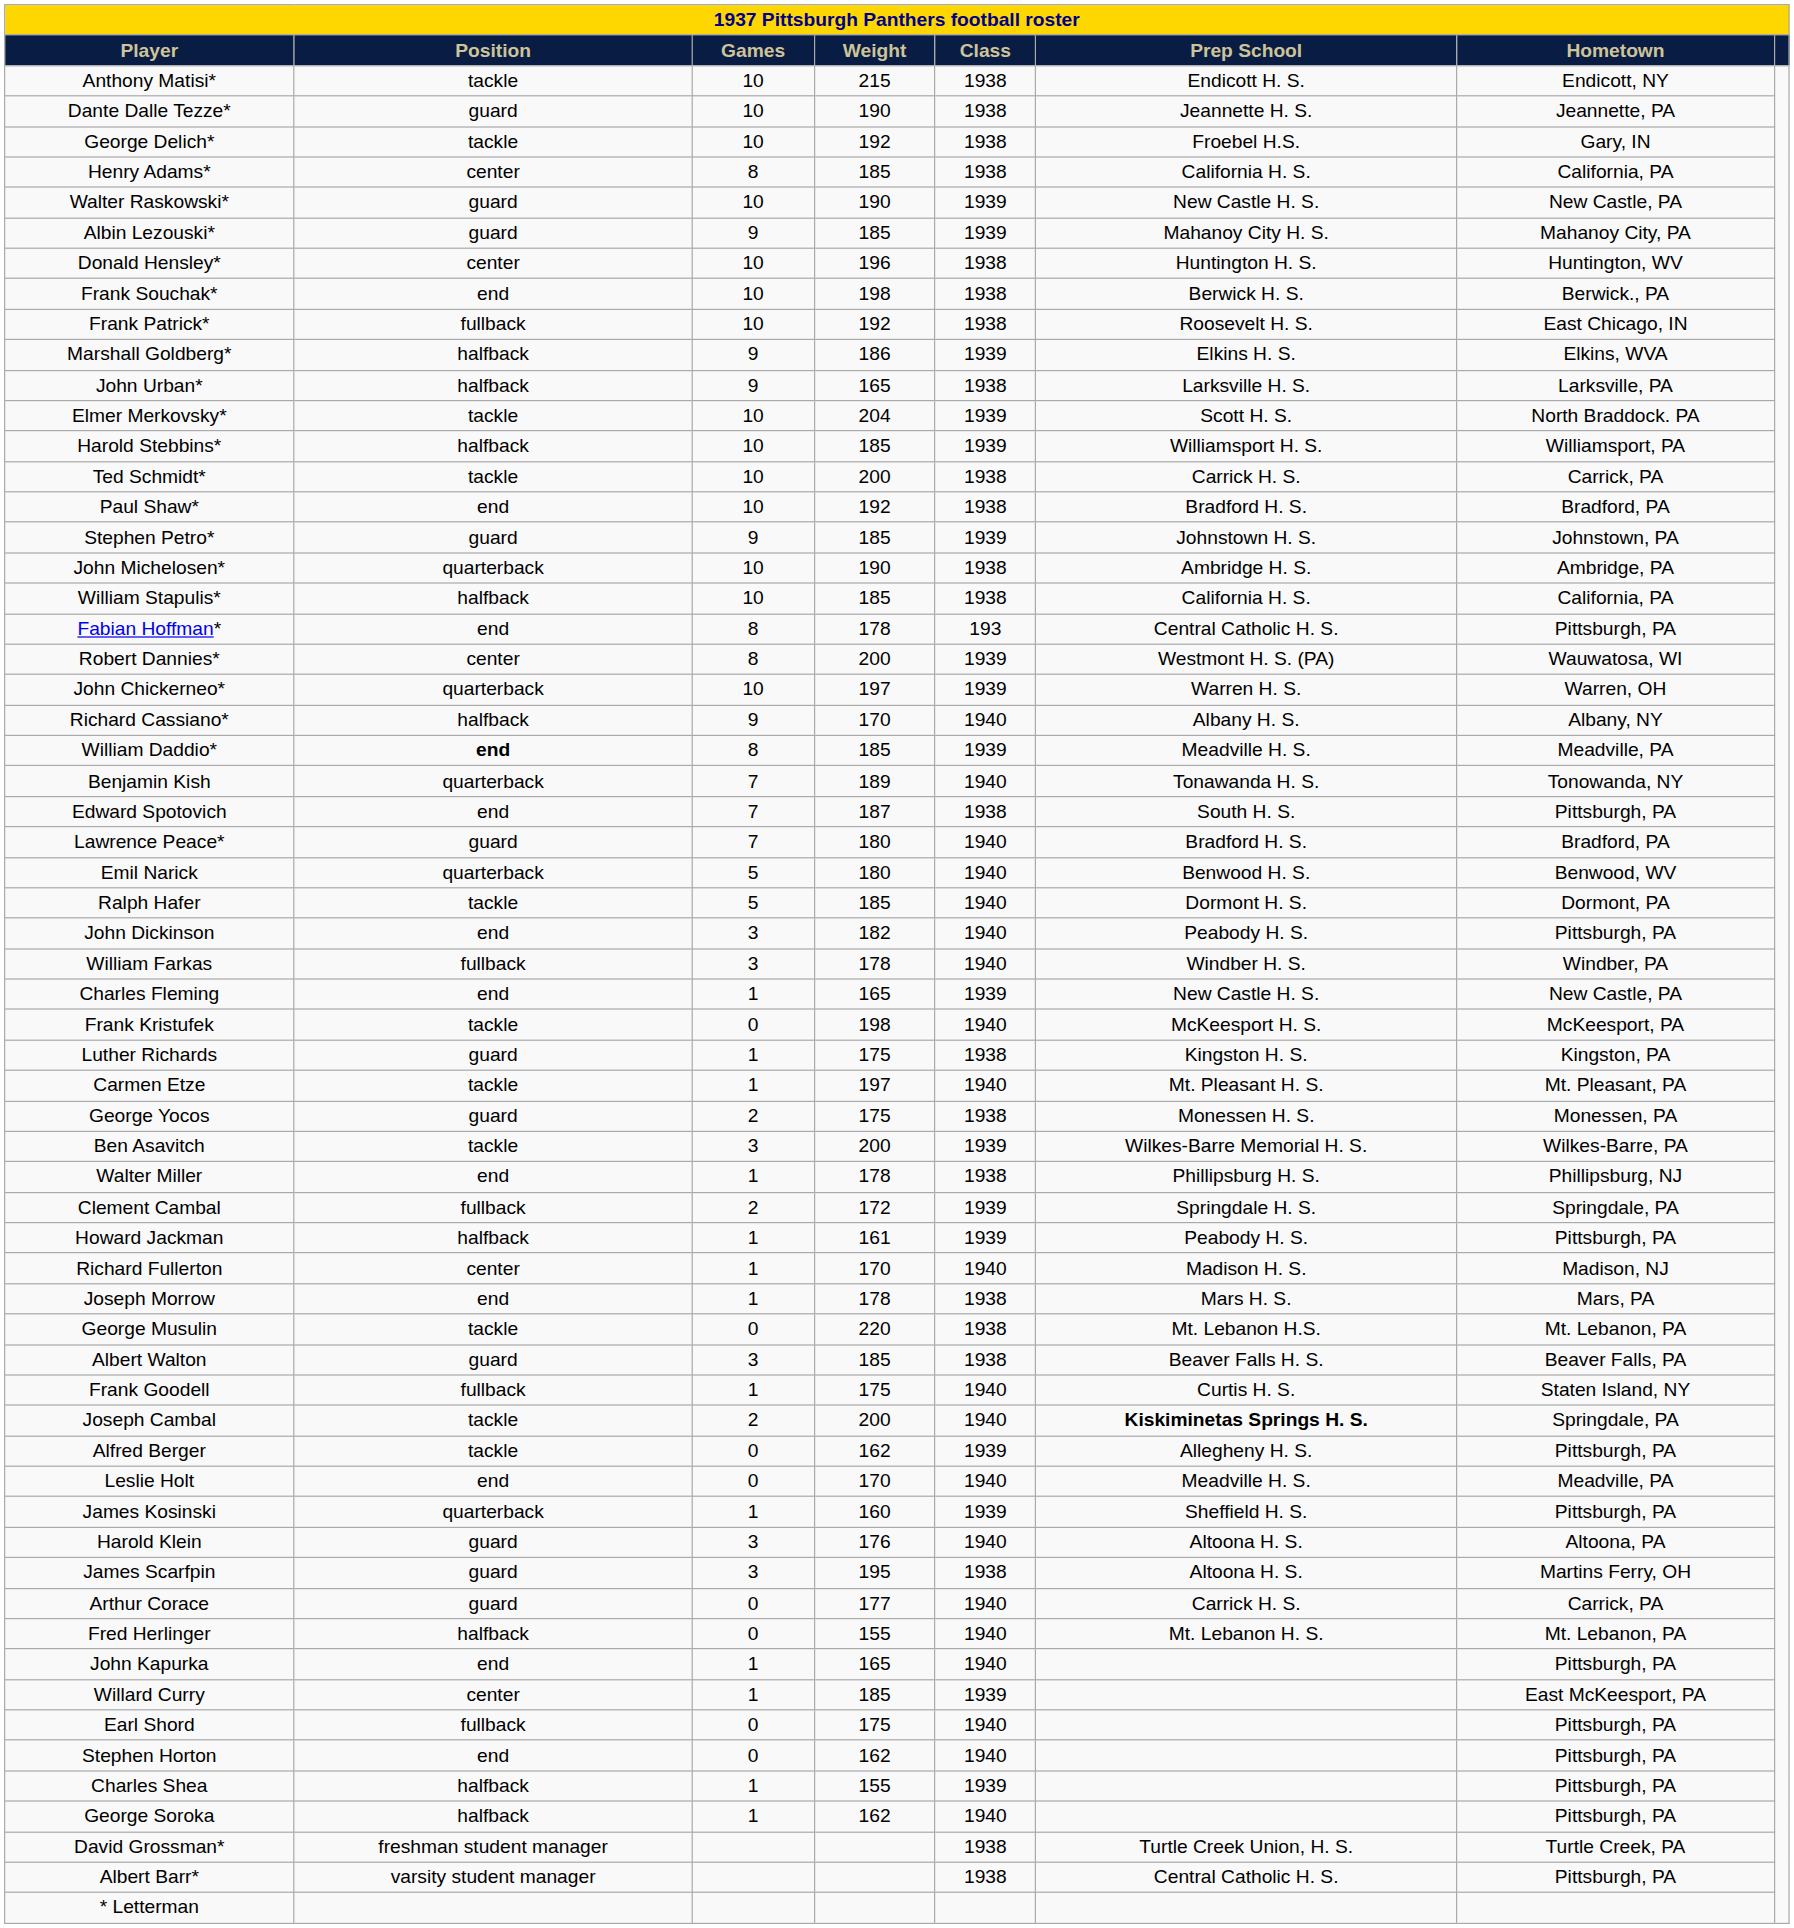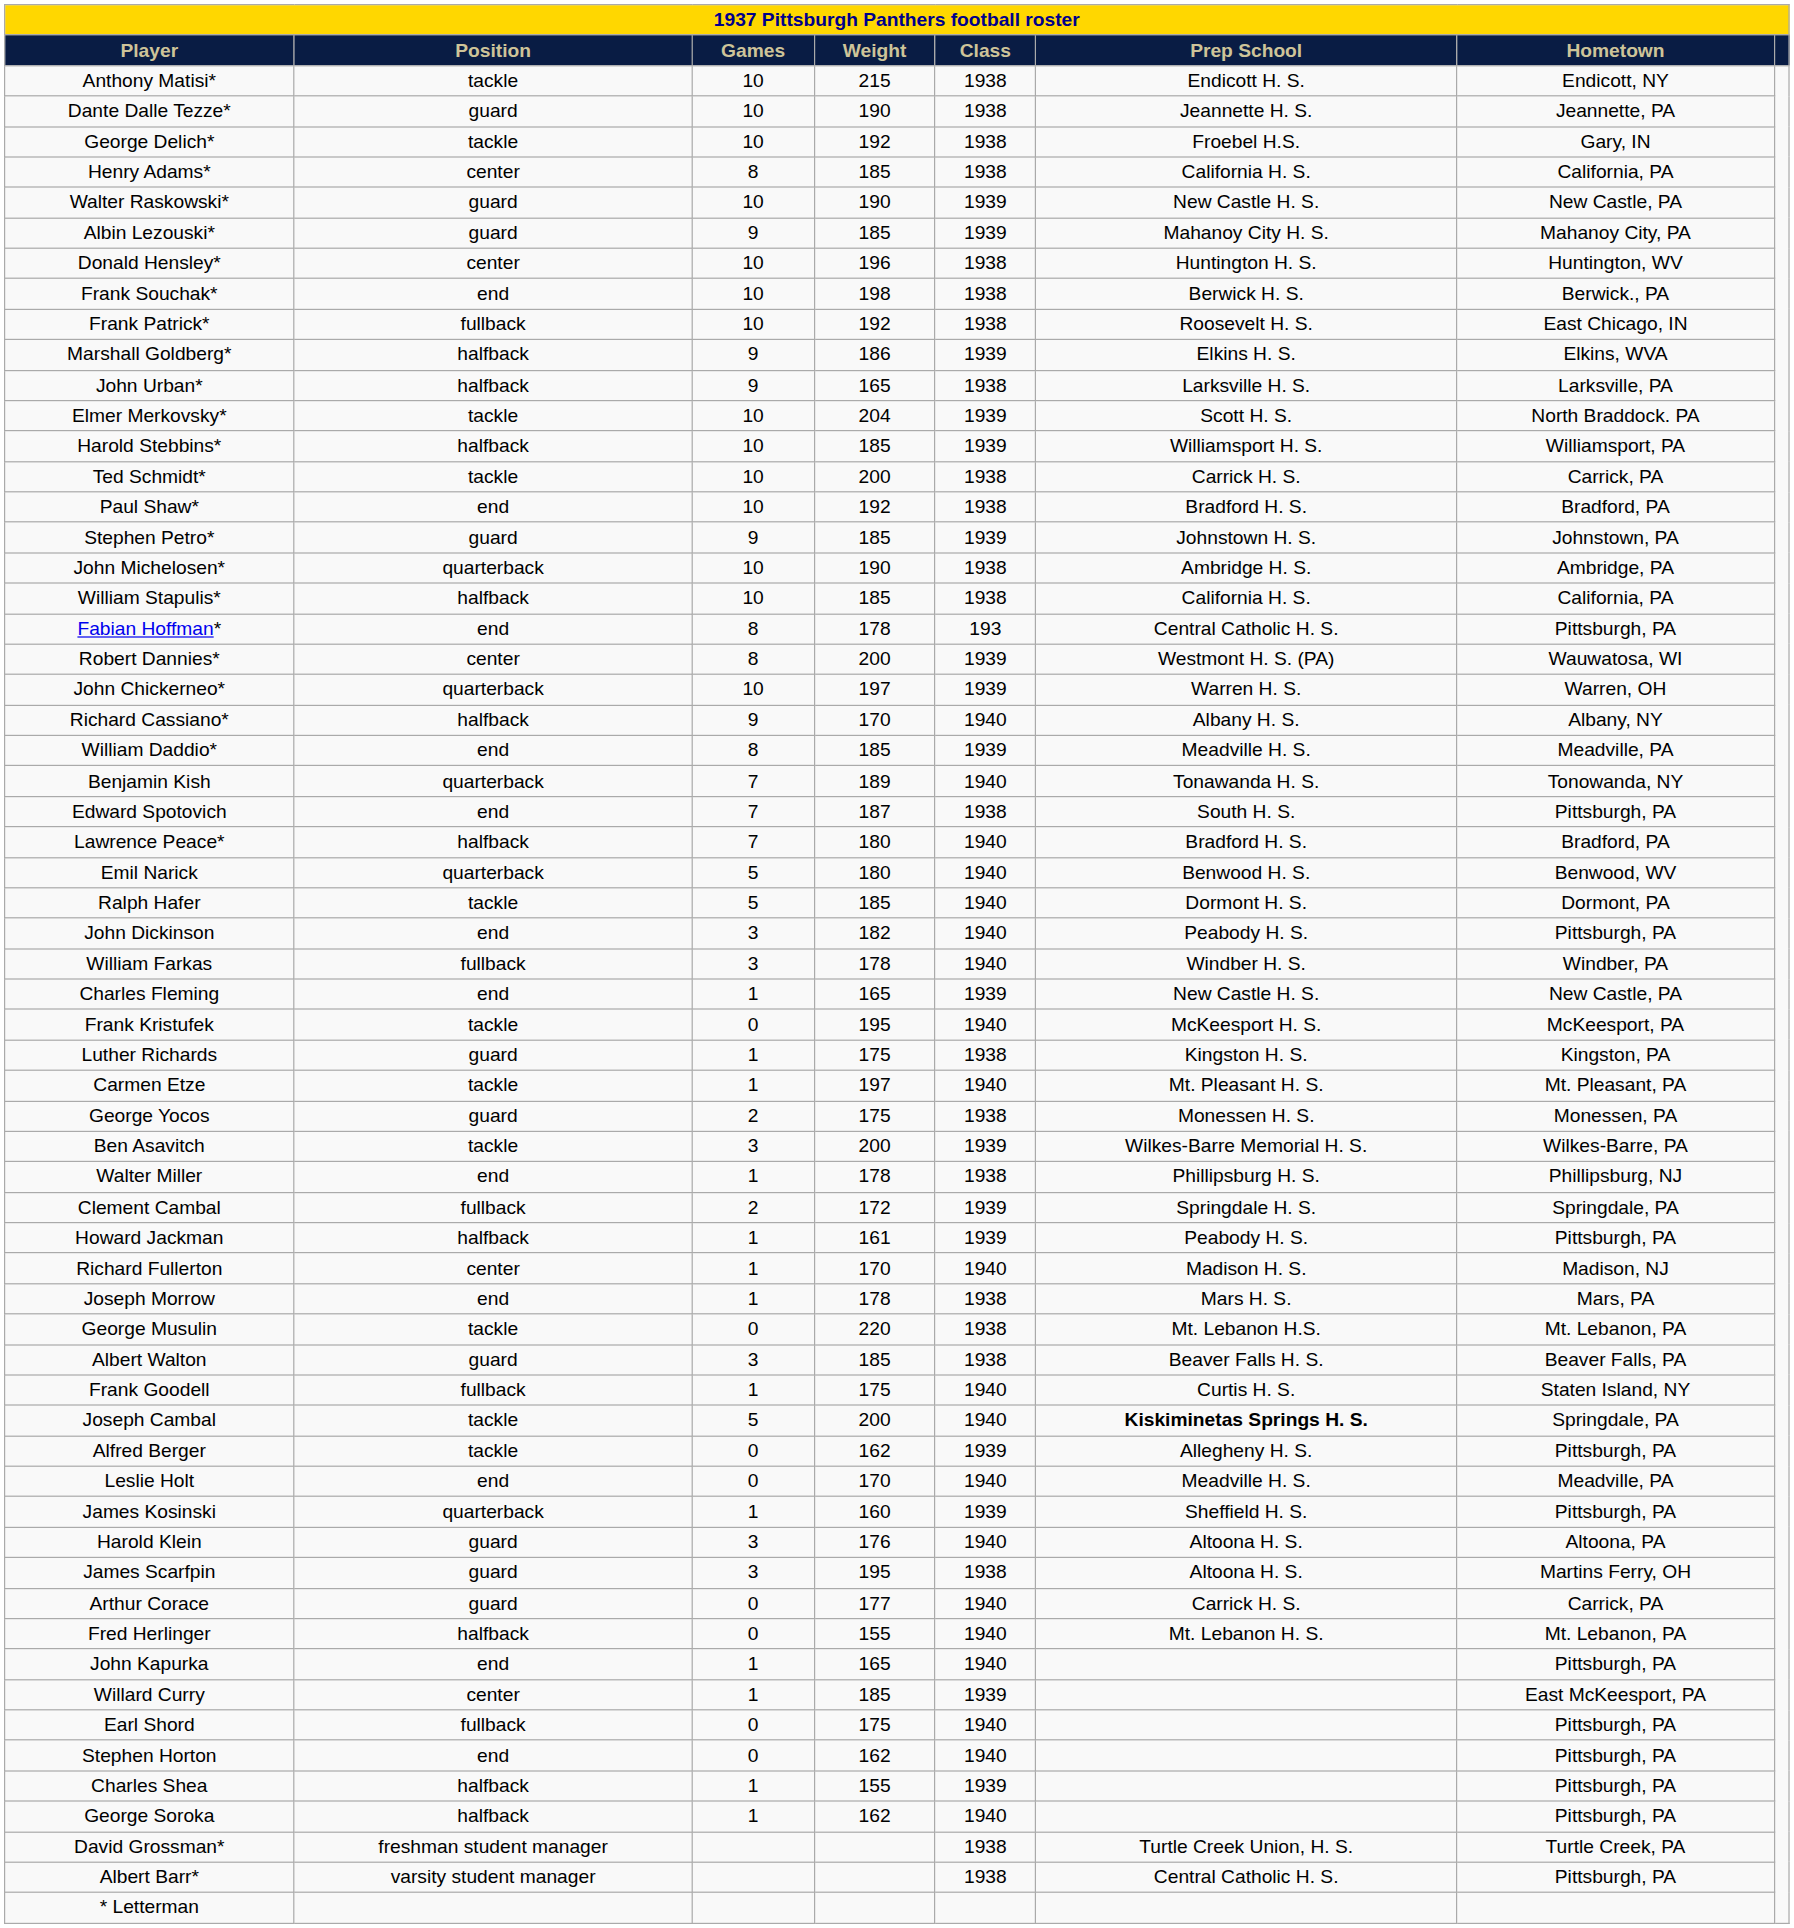(493, 750) bold -> (493, 750) normal
(493, 841) guard -> (493, 841) halfback
(875, 1024) 198 -> (875, 1024) 195
(753, 1420) 2 -> (753, 1420) 5
